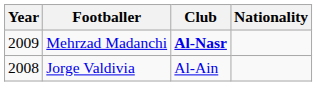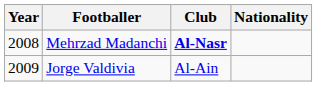(24, 43) 2009 -> (24, 43) 2008
(24, 68) 2008 -> (24, 68) 2009
